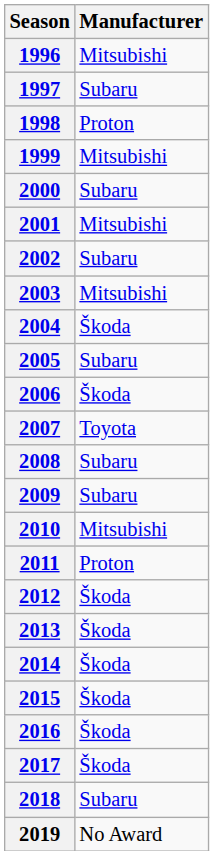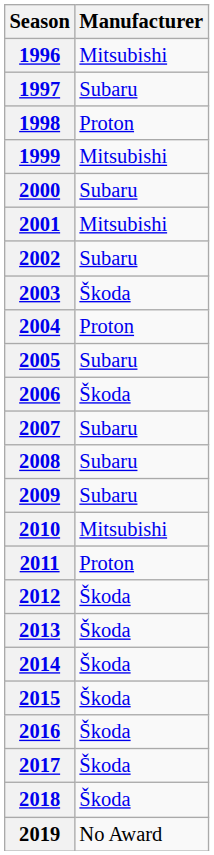(123, 292) Mitsubishi -> (105, 292) Škoda
(105, 326) Škoda -> (107, 326) Proton
(108, 427) Toyota -> (108, 427) Subaru
(108, 799) Subaru -> (105, 799) Škoda
